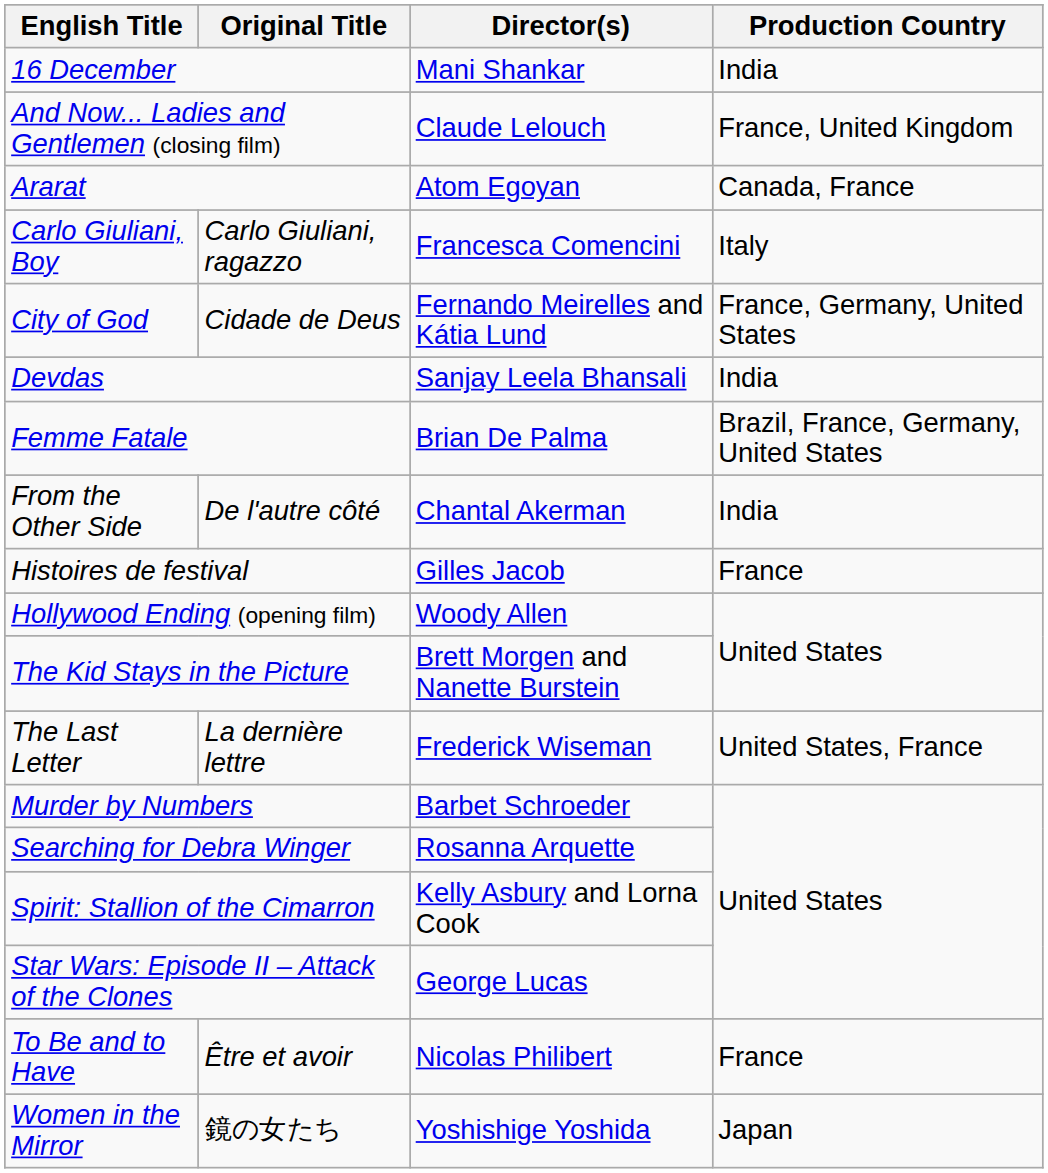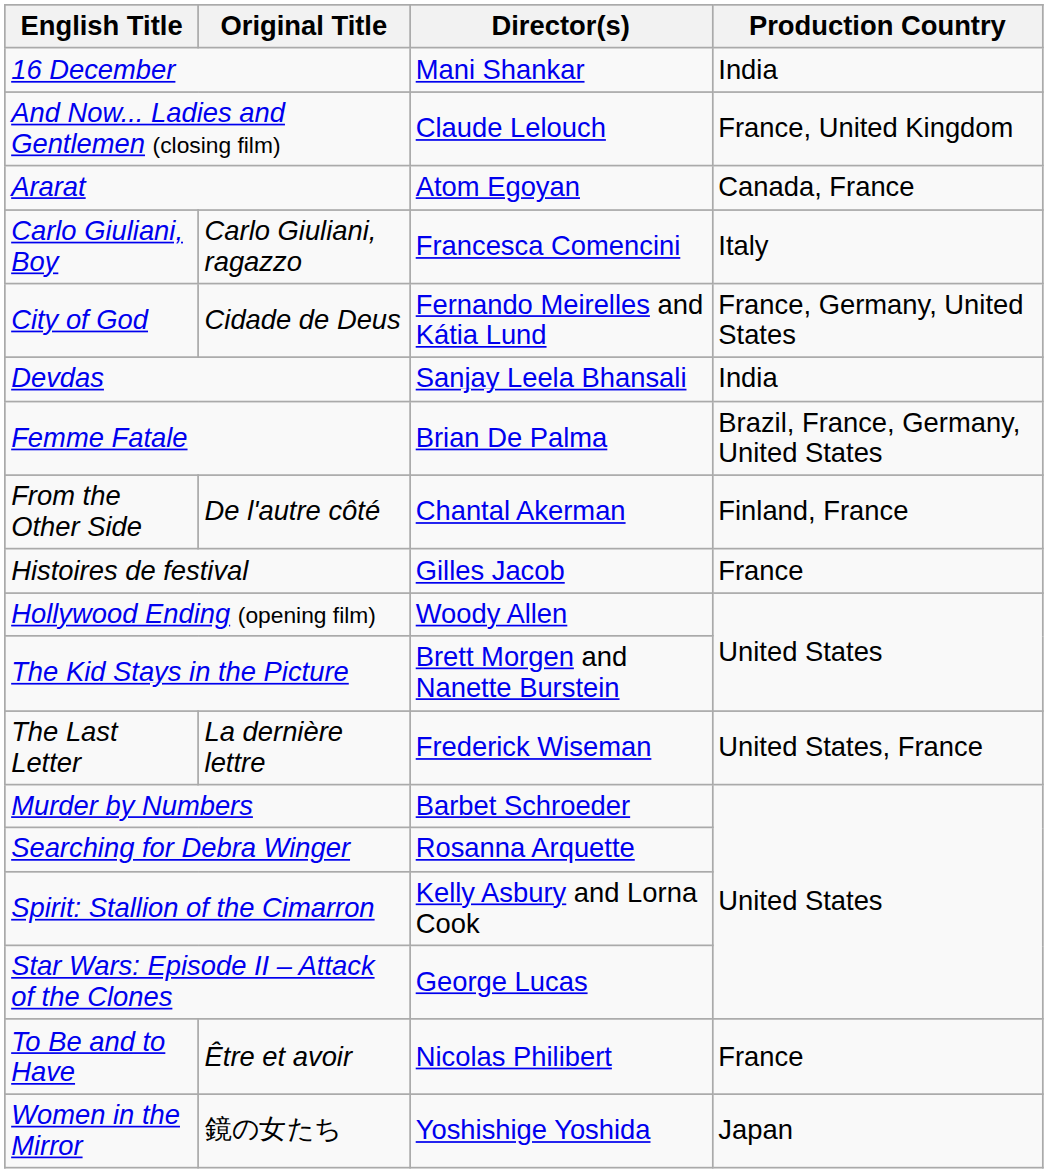(748, 511) India -> (813, 511) Finland, France
